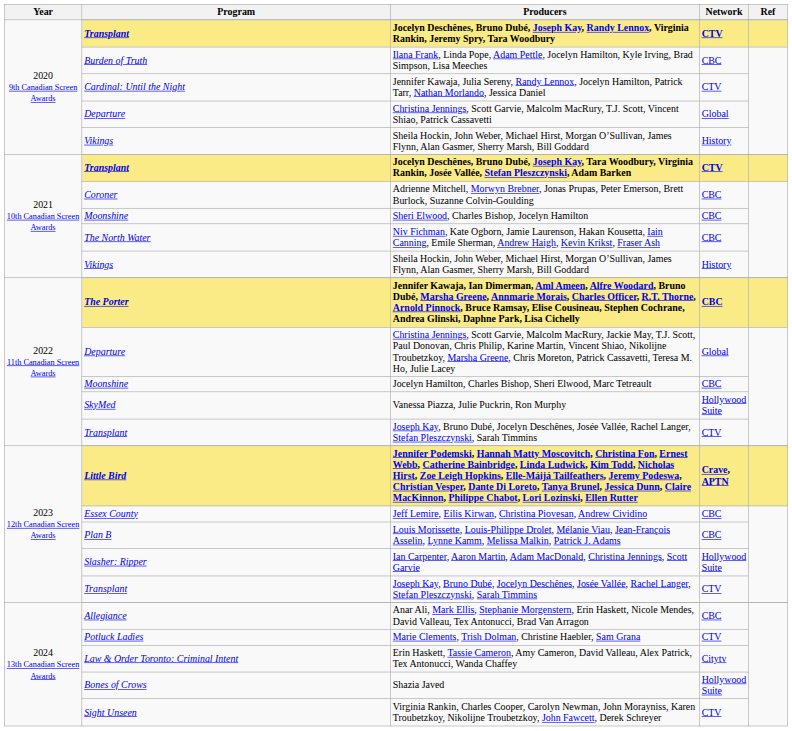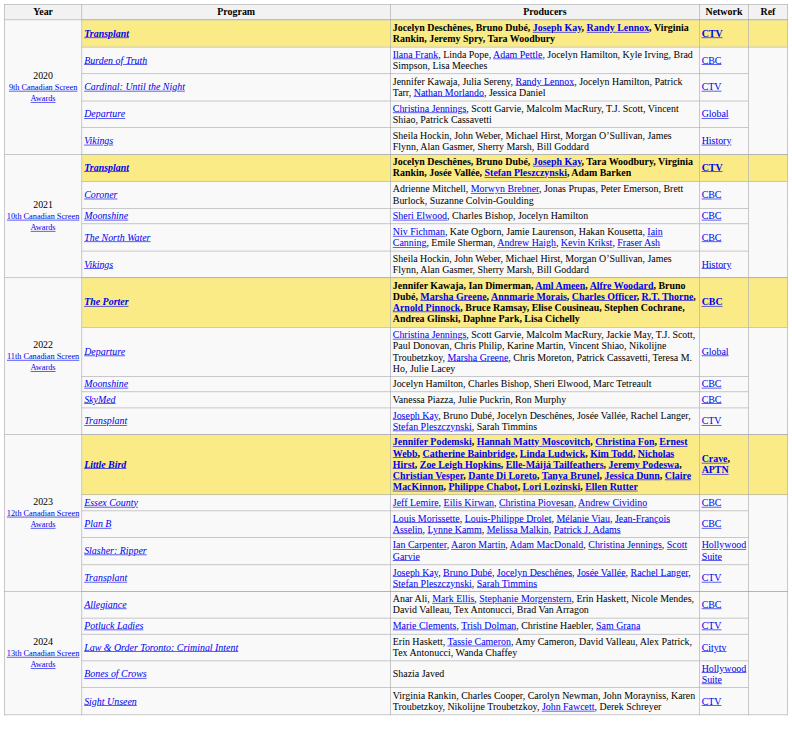(724, 405) Hollywood Suite -> (712, 400) CBC
